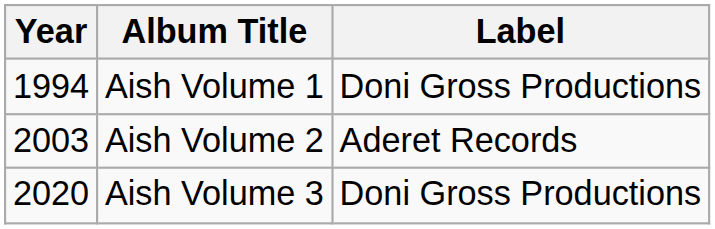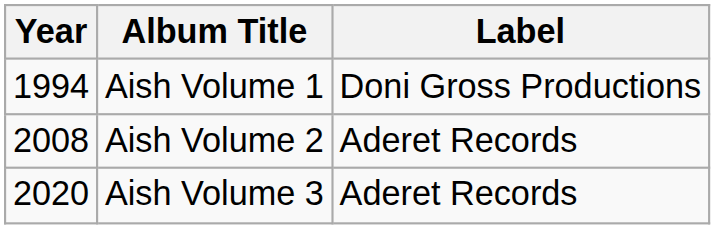(51, 140) 2003 -> (51, 140) 2008
(520, 194) Doni Gross Productions -> (459, 194) Aderet Records
